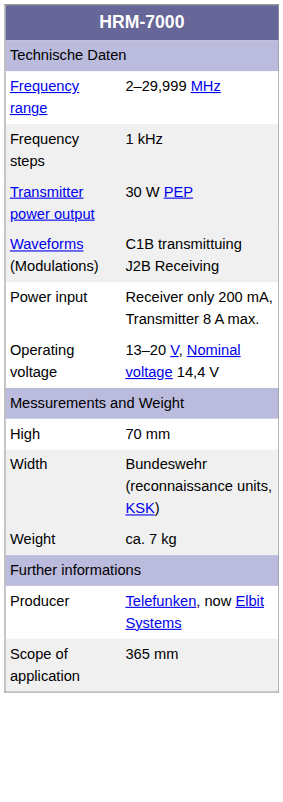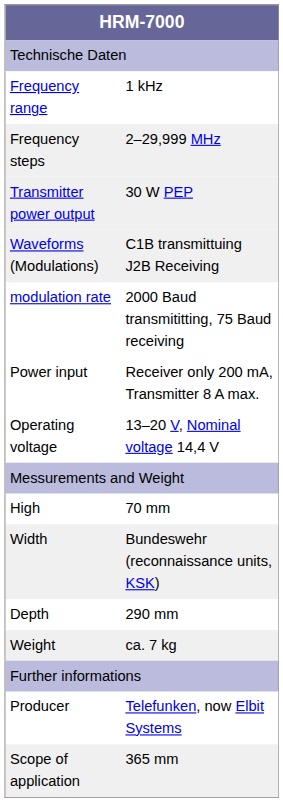(173, 86) 2–29,999 MHz -> (144, 86) 1 kHz
(144, 139) 1 kHz -> (173, 139) 2–29,999 MHz
+ row: (60, 297)
+ row: (29, 614)
